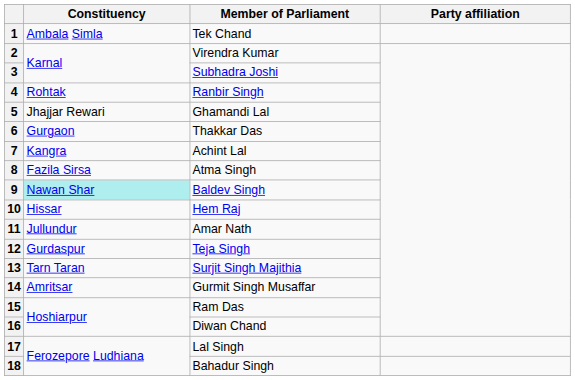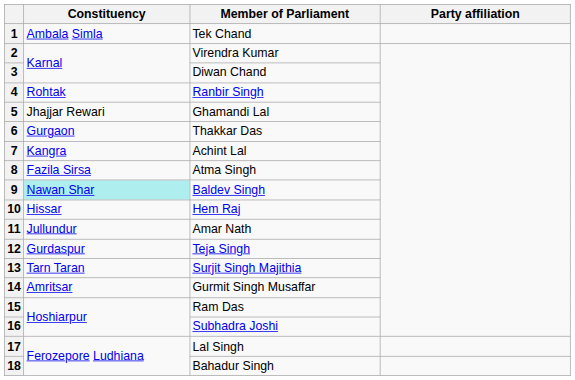(235, 72) Subhadra Joshi -> (229, 72) Diwan Chand
(229, 326) Diwan Chand -> (235, 326) Subhadra Joshi
